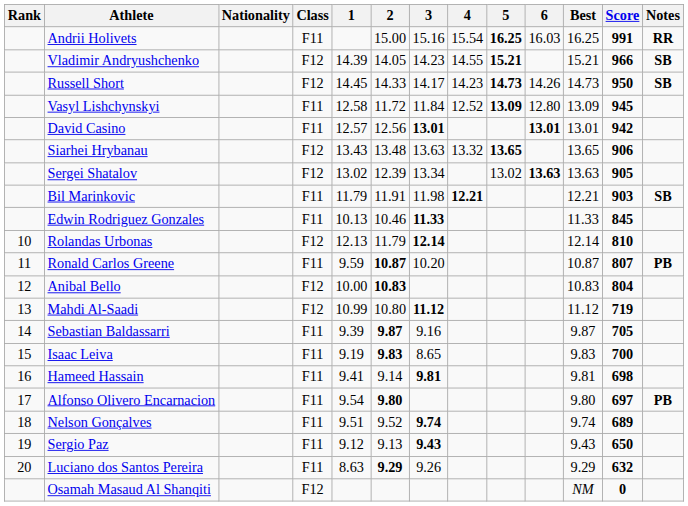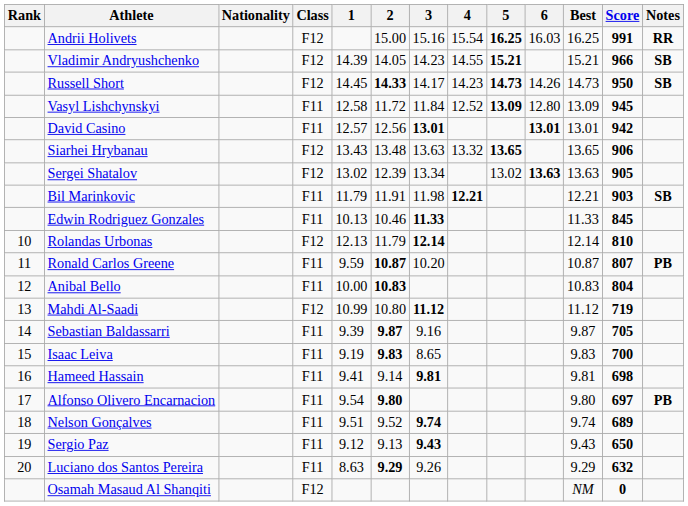(313, 38) F11 -> (313, 38) F12
(390, 83) normal -> (390, 83) bold
(313, 286) F12 -> (313, 286) F11
